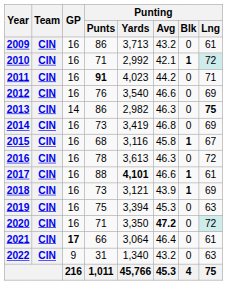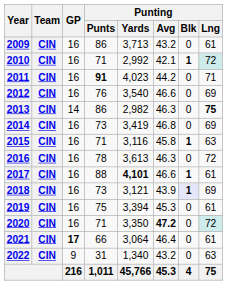(101, 142) 68 -> (101, 142) 71
(211, 142) 67 -> (211, 142) 63
(189, 191) no background -> (189, 191) lavender background
(211, 207) 63 -> (211, 207) 61
